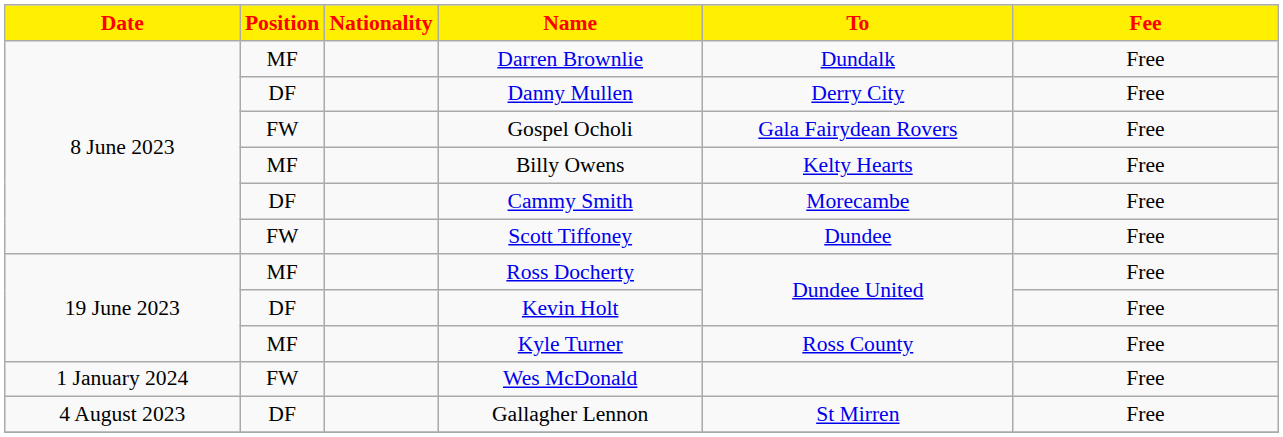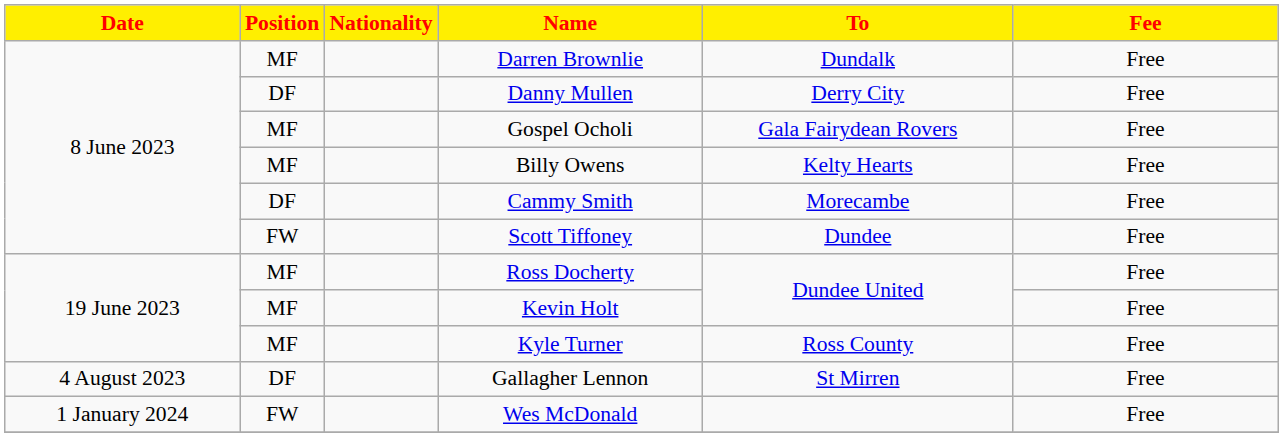(282, 129) FW -> (282, 129) MF
(282, 307) DF -> (282, 307) MF
rows swapped: (570, 414) <-> (570, 378)
